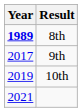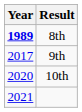(20, 76) 2019 -> (20, 76) 2020
